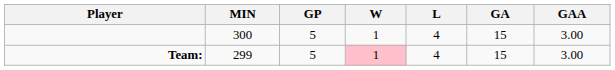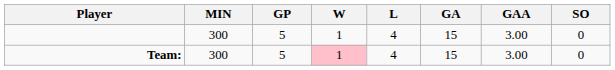+ column: (581, 14)
(243, 55) 299 -> (218, 55) 300
